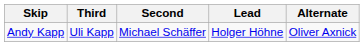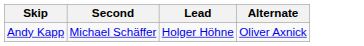- column: (92, 13)
